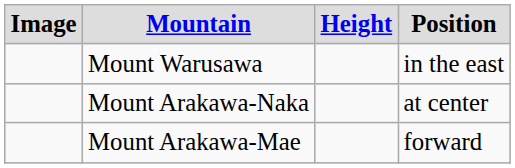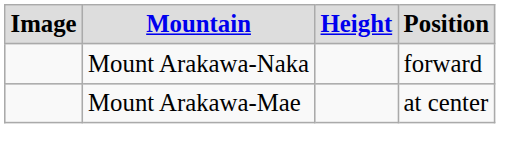- row: (175, 63)
(446, 102) at center -> (443, 63) forward
(443, 142) forward -> (446, 102) at center
